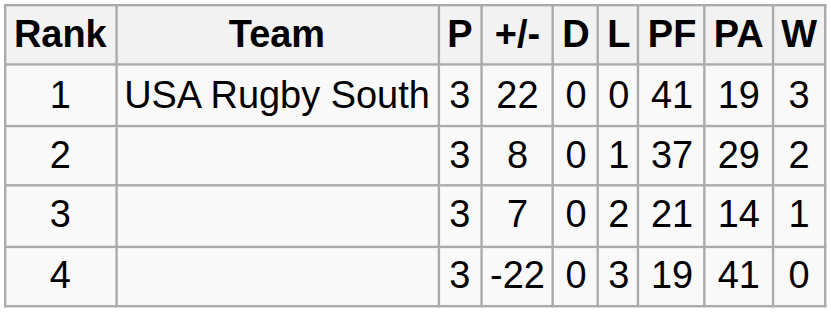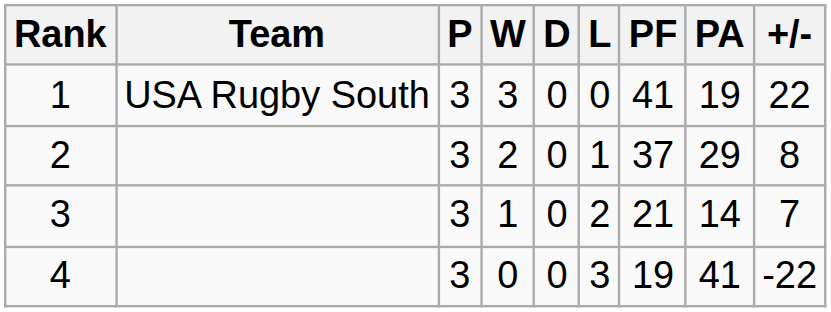columns swapped: (799, 34) <-> (517, 34)
